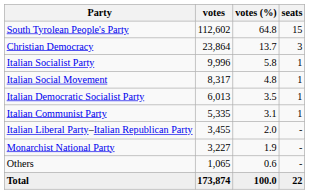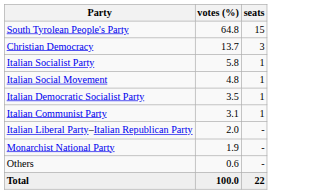- column: (214, 13)
